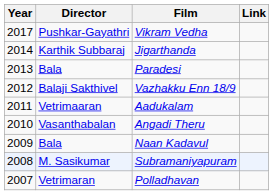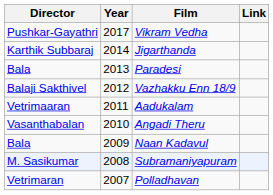columns swapped: (20, 13) <-> (84, 13)
